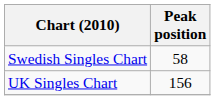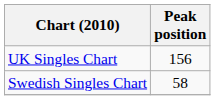rows swapped: (78, 58) <-> (63, 82)
